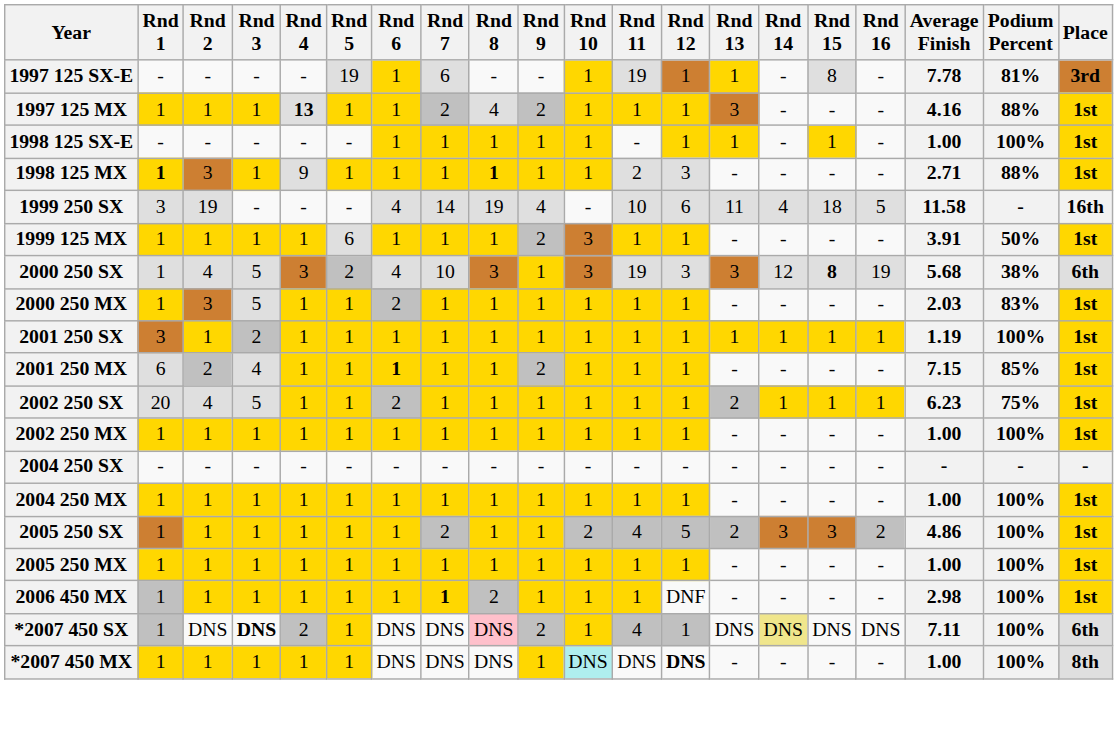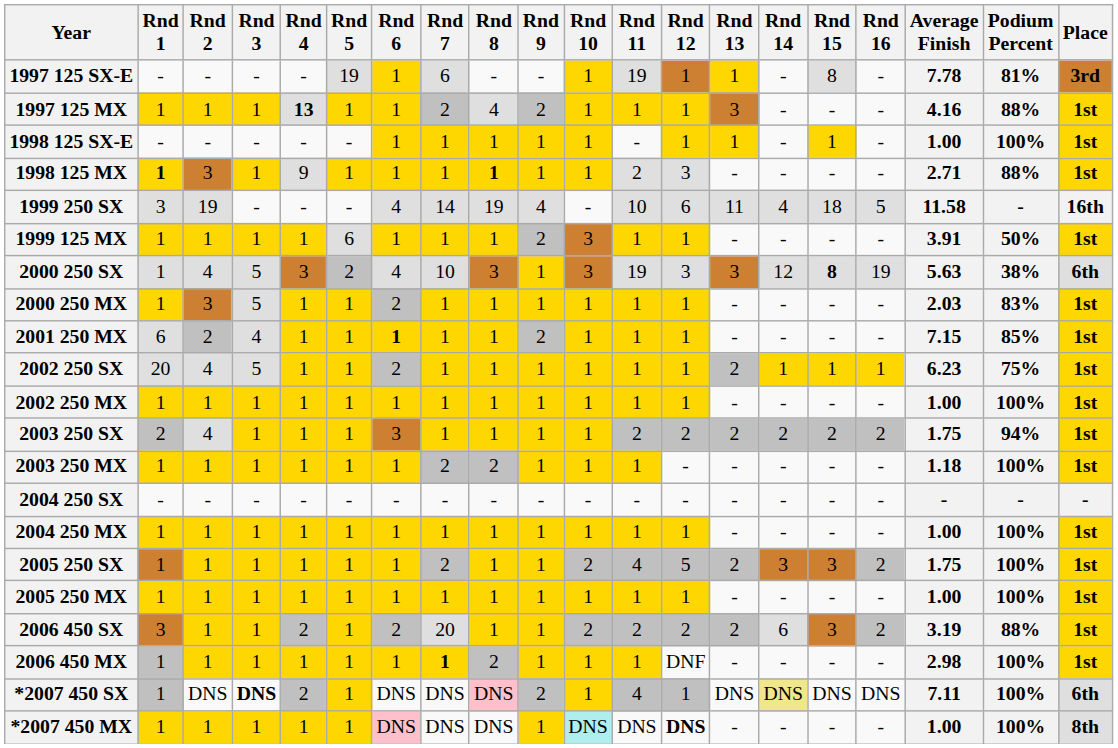(944, 271) 5.68 -> (944, 271) 5.63
- row: (71, 336)
+ row: (71, 433)
+ row: (71, 466)
(944, 531) 4.86 -> (944, 564) 1.75
+ row: (71, 629)
(396, 661) no background -> (396, 726) pink background
